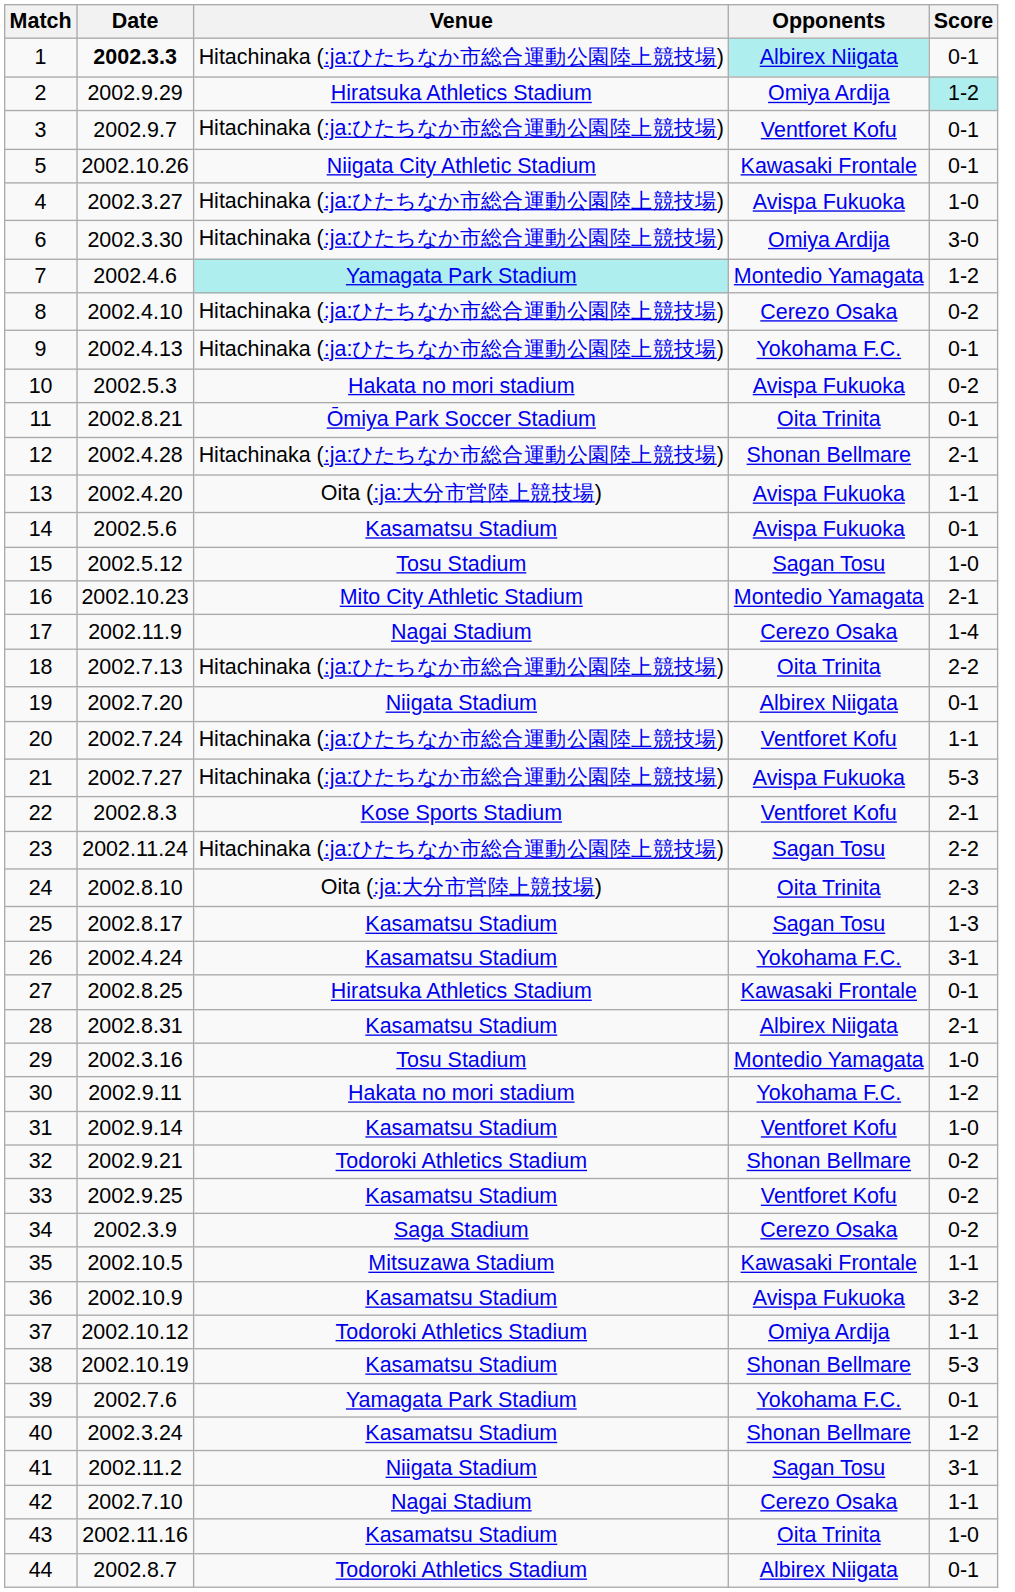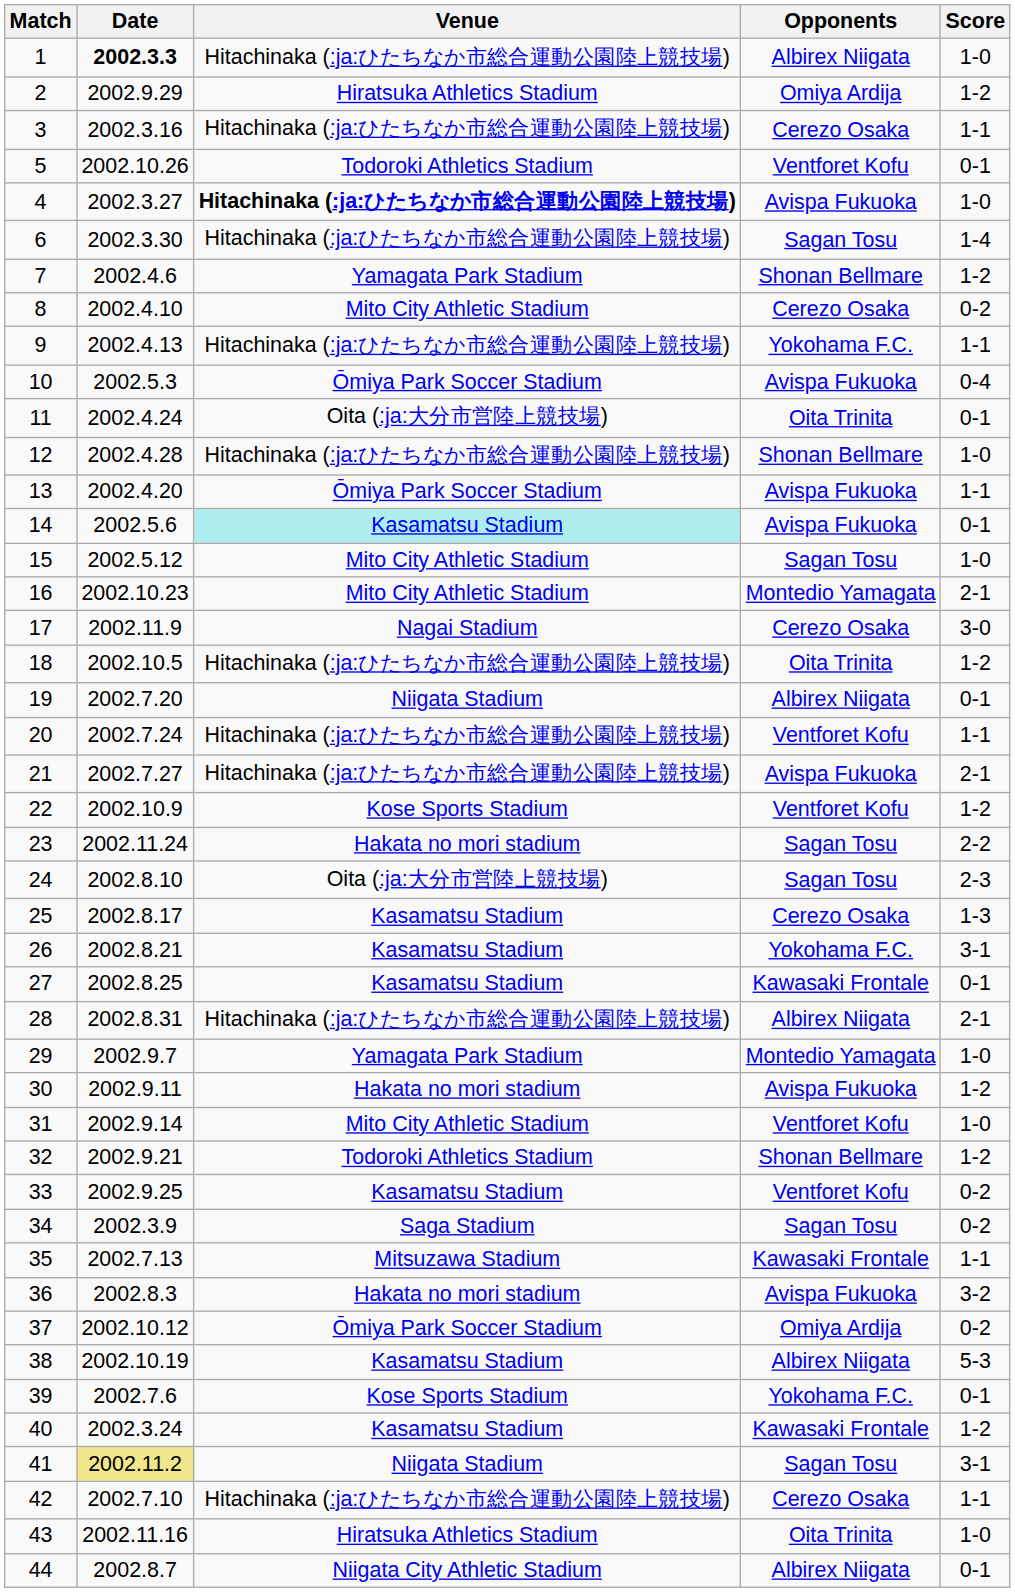(829, 57) paleturquoise background -> (841, 57) no background
(963, 57) 0-1 -> (975, 57) 1-0
(963, 93) paleturquoise background -> (975, 93) no background
(135, 129) 2002.9.7 -> (135, 129) 2002.3.16
(829, 129) Ventforet Kofu -> (841, 129) Cerezo Osaka
(963, 129) 0-1 -> (975, 129) 1-1
(461, 165) Niigata City Athletic Stadium -> (467, 165) Todoroki Athletics Stadium
(829, 165) Kawasaki Frontale -> (841, 165) Ventforet Kofu
(461, 200) normal -> (467, 200) bold
(829, 239) Omiya Ardija -> (841, 239) Sagan Tosu
(963, 239) 3-0 -> (975, 239) 1-4
(461, 275) paleturquoise background -> (467, 275) no background
(829, 275) Montedio Yamagata -> (841, 275) Shonan Bellmare
(461, 310) Hitachinaka (:ja:ひたちなか市総合運動公園陸上競技場) -> (467, 309) Mito City Athletic Stadium
(963, 349) 0-1 -> (975, 345) 1-1
(461, 385) Hakata no mori stadium -> (467, 381) Ōmiya Park Soccer Stadium
(963, 385) 0-2 -> (975, 381) 0-4
(135, 419) 2002.8.21 -> (135, 417) 2002.4.24
(461, 419) Ōmiya Park Soccer Stadium -> (467, 416) Oita (:ja:大分市営陸上競技場)
(963, 455) 2-1 -> (975, 455) 1-0
(461, 493) Oita (:ja:大分市営陸上競技場) -> (467, 491) Ōmiya Park Soccer Stadium
(461, 529) no background -> (467, 525) paleturquoise background
(461, 563) Tosu Stadium -> (467, 559) Mito City Athletic Stadium
(963, 631) 1-4 -> (975, 627) 3-0
(135, 667) 2002.7.13 -> (135, 663) 2002.10.5
(963, 667) 2-2 -> (975, 663) 1-2
(963, 777) 5-3 -> (975, 773) 2-1
(135, 813) 2002.8.3 -> (135, 809) 2002.10.9
(963, 813) 2-1 -> (975, 809) 1-2
(461, 849) Hitachinaka (:ja:ひたちなか市総合運動公園陸上競技場) -> (467, 843) Hakata no mori stadium
(829, 887) Oita Trinita -> (841, 879) Sagan Tosu
(829, 923) Sagan Tosu -> (841, 915) Cerezo Osaka
(135, 957) 2002.4.24 -> (135, 949) 2002.8.21
(461, 991) Hiratsuka Athletics Stadium -> (467, 983) Kasamatsu Stadium
(461, 1025) Kasamatsu Stadium -> (467, 1019) Hitachinaka (:ja:ひたちなか市総合運動公園陸上競技場)
(135, 1059) 2002.3.16 -> (135, 1055) 2002.9.7
(461, 1059) Tosu Stadium -> (467, 1055) Yamagata Park Stadium
(829, 1093) Yokohama F.C. -> (841, 1089) Avispa Fukuoka
(461, 1127) Kasamatsu Stadium -> (467, 1123) Mito City Athletic Stadium
(963, 1161) 0-2 -> (975, 1157) 1-2
(829, 1229) Cerezo Osaka -> (841, 1225) Sagan Tosu
(135, 1263) 2002.10.5 -> (135, 1259) 2002.7.13
(135, 1297) 2002.10.9 -> (135, 1293) 2002.8.3
(461, 1297) Kasamatsu Stadium -> (467, 1293) Hakata no mori stadium
(461, 1331) Todoroki Athletics Stadium -> (467, 1327) Ōmiya Park Soccer Stadium
(963, 1331) 1-1 -> (975, 1327) 0-2
(829, 1365) Shonan Bellmare -> (841, 1361) Albirex Niigata
(461, 1399) Yamagata Park Stadium -> (467, 1395) Kose Sports Stadium
(829, 1433) Shonan Bellmare -> (841, 1429) Kawasaki Frontale
(135, 1467) no background -> (135, 1463) khaki background
(461, 1501) Nagai Stadium -> (467, 1499) Hitachinaka (:ja:ひたちなか市総合運動公園陸上競技場)
(461, 1535) Kasamatsu Stadium -> (467, 1535) Hiratsuka Athletics Stadium
(461, 1569) Todoroki Athletics Stadium -> (467, 1569) Niigata City Athletic Stadium
